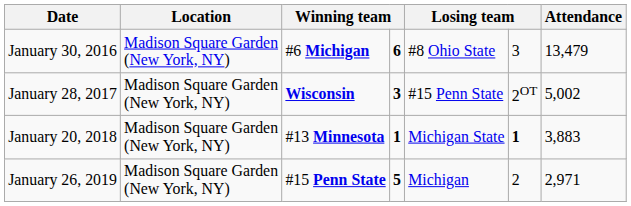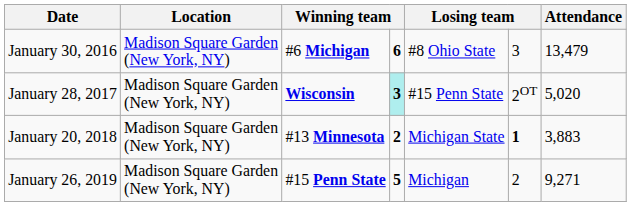(397, 94) no background -> (397, 94) paleturquoise background
(562, 94) 5,002 -> (562, 94) 5,020
(397, 136) 1 -> (397, 136) 2
(562, 179) 2,971 -> (562, 179) 9,271
